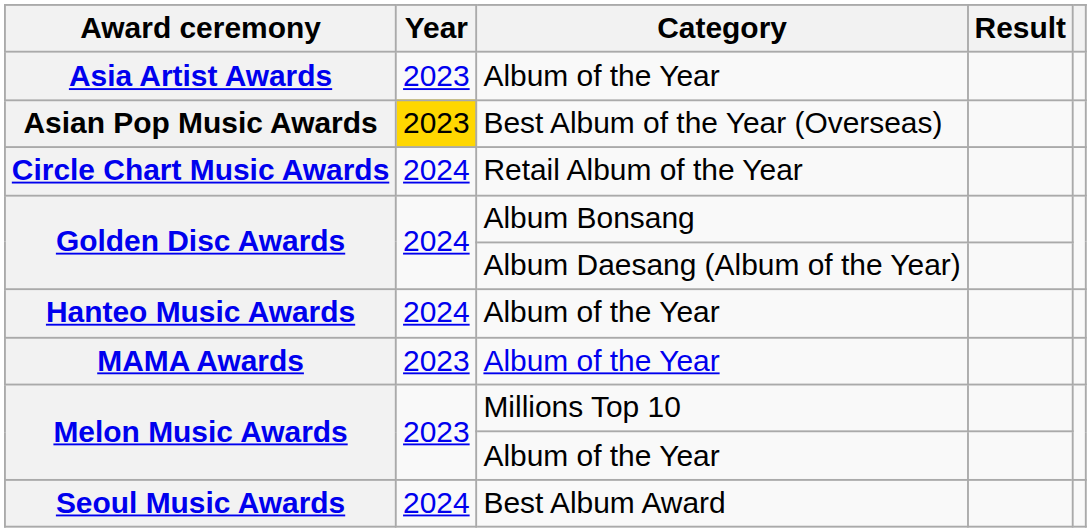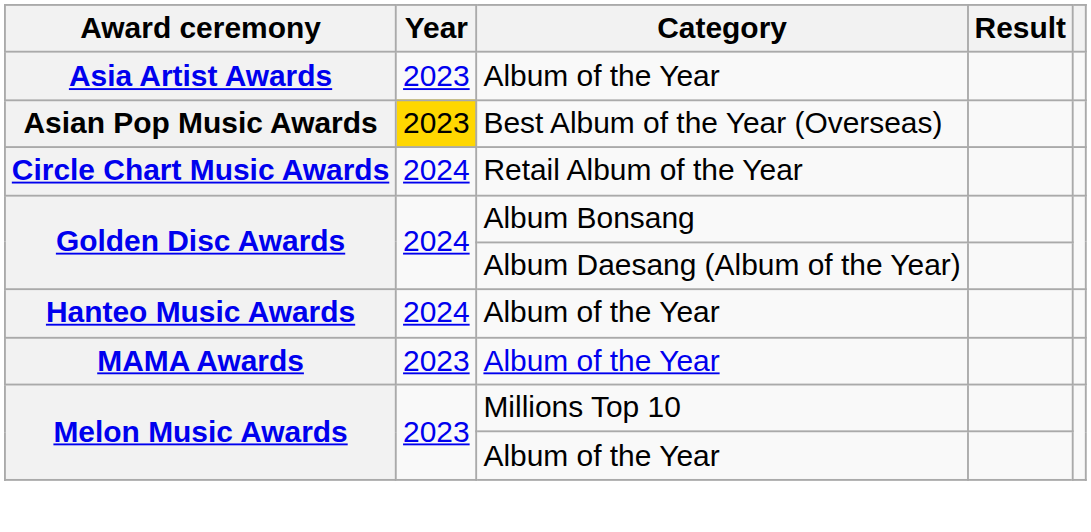- row: (201, 502)
